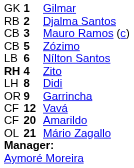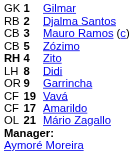- row: (77, 58)
(30, 108) 12 -> (30, 96) 19
(30, 121) 20 -> (30, 108) 17
